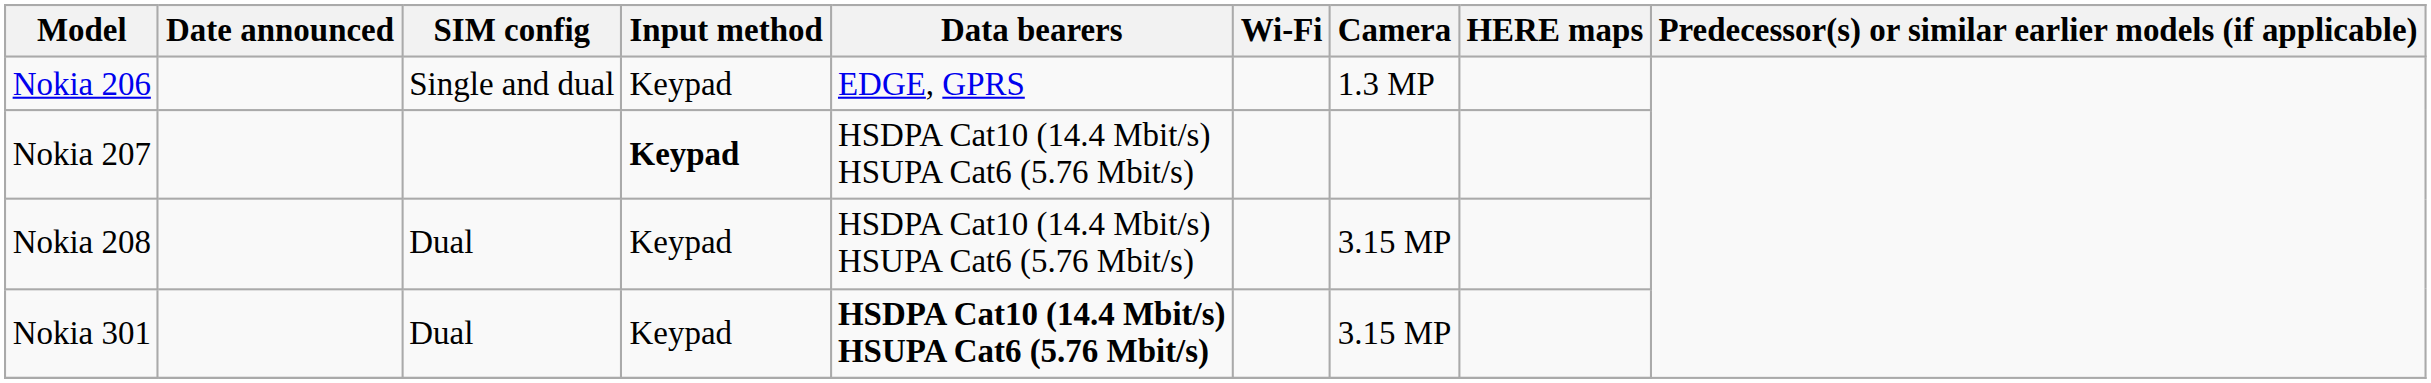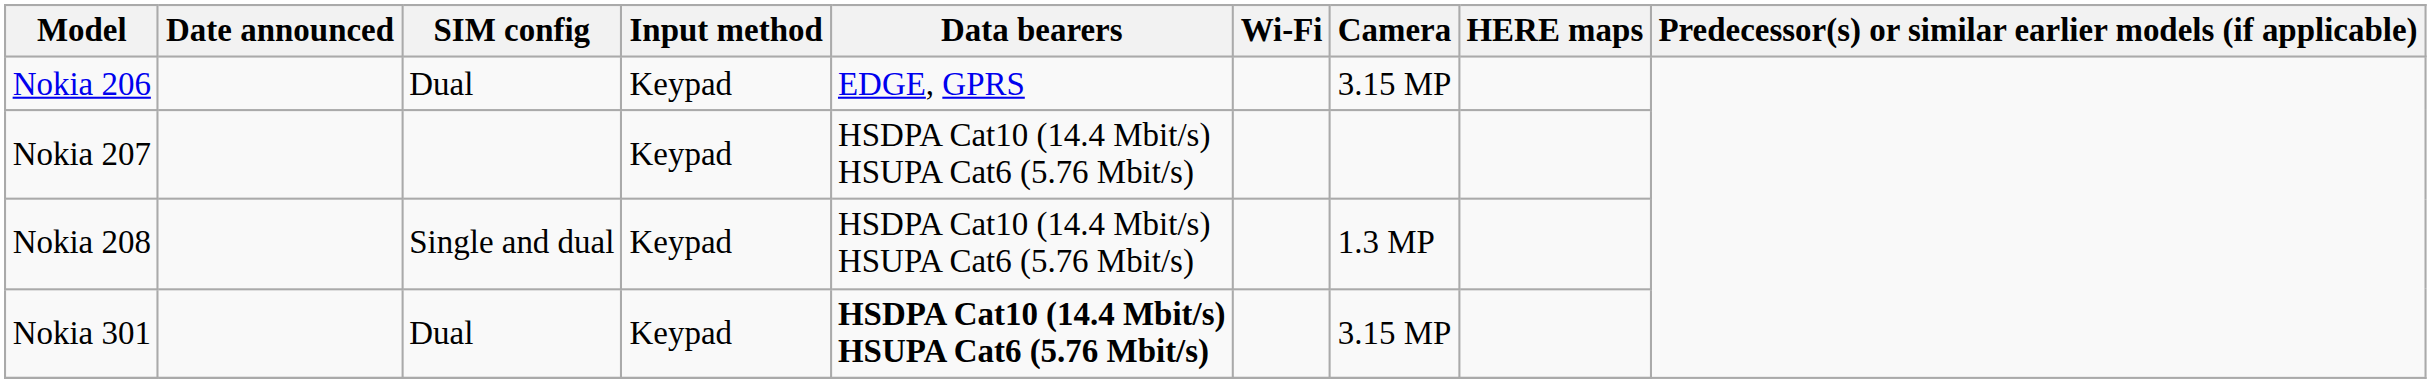(512, 82) Single and dual -> (441, 82) Dual
(1386, 82) 1.3 MP -> (1394, 82) 3.15 MP
(684, 153) bold -> (681, 153) normal
(441, 243) Dual -> (512, 243) Single and dual
(1394, 243) 3.15 MP -> (1386, 243) 1.3 MP
